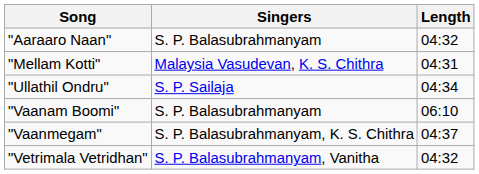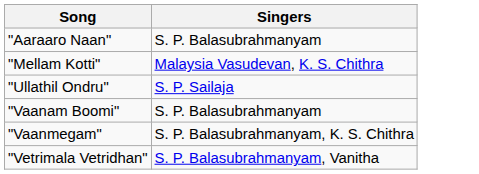- column: (446, 16)
